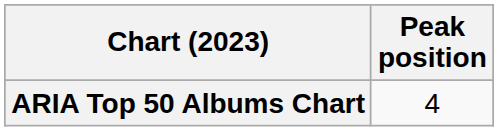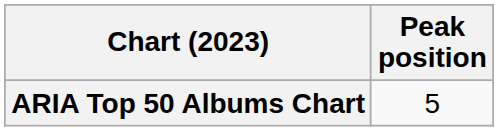(432, 102) 4 -> (432, 102) 5
